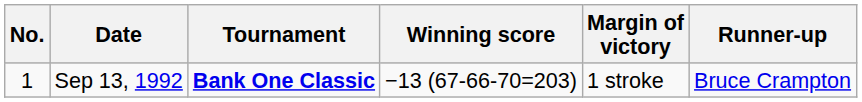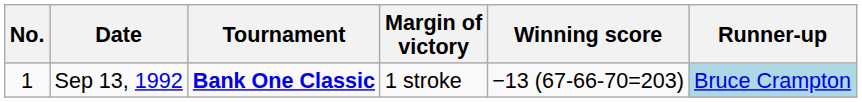columns swapped: (481, 34) <-> (636, 34)
(773, 80) no background -> (773, 80) lightblue background
